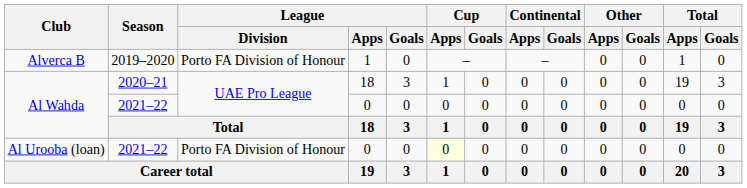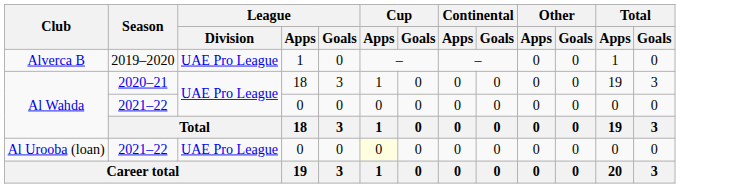(263, 60) Porto FA Division of Honour -> (229, 60) UAE Pro League
(263, 149) Porto FA Division of Honour -> (229, 149) UAE Pro League
